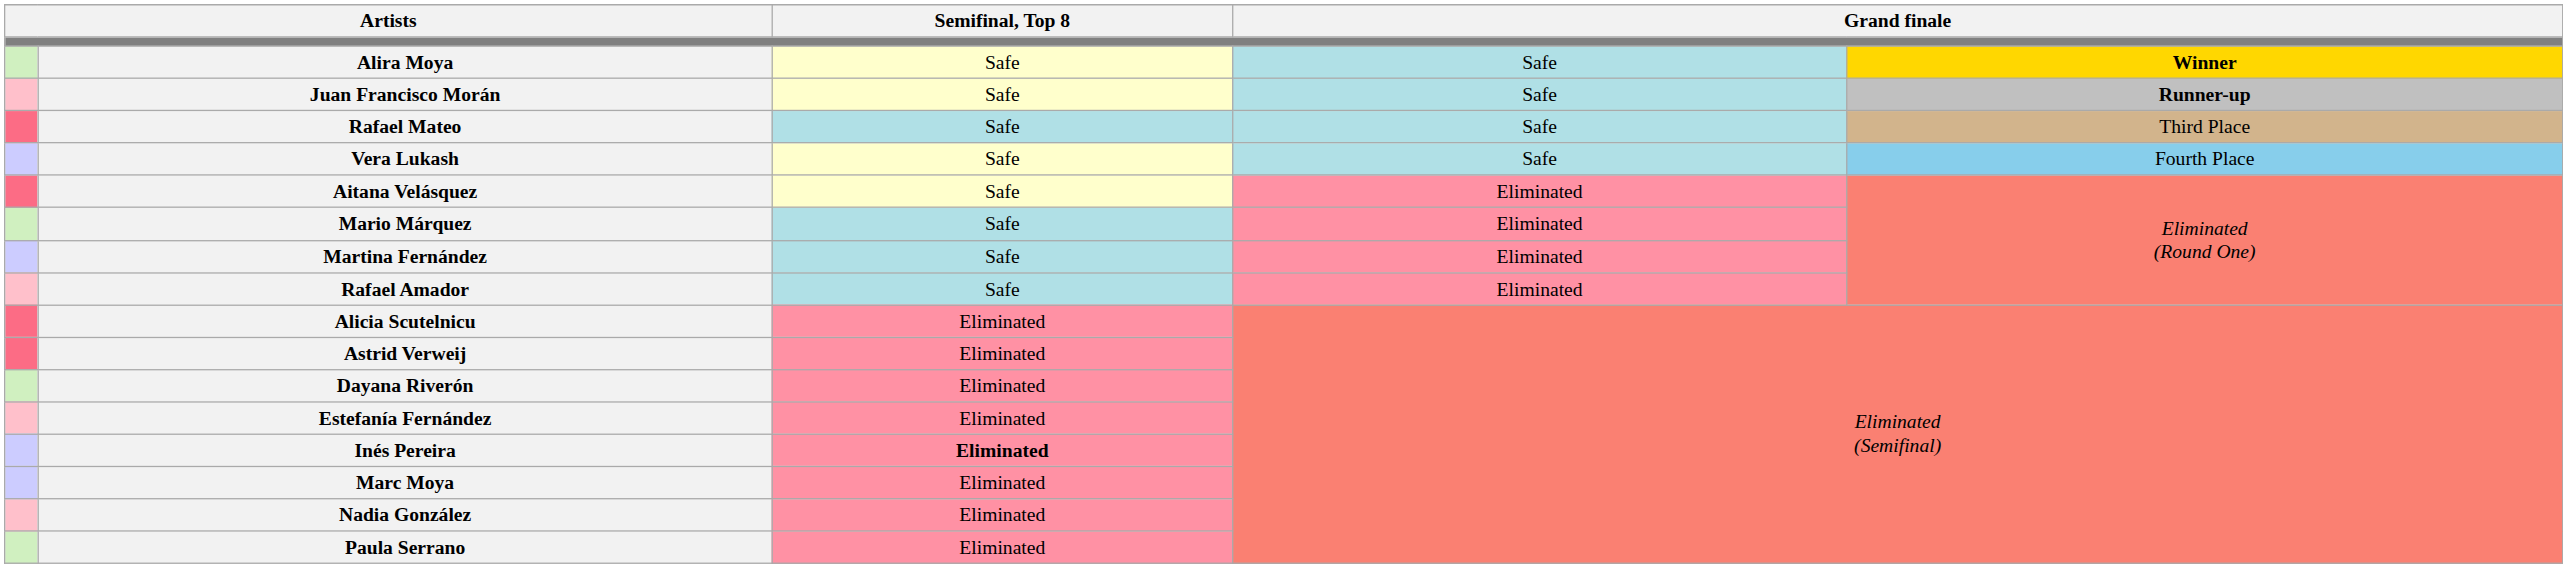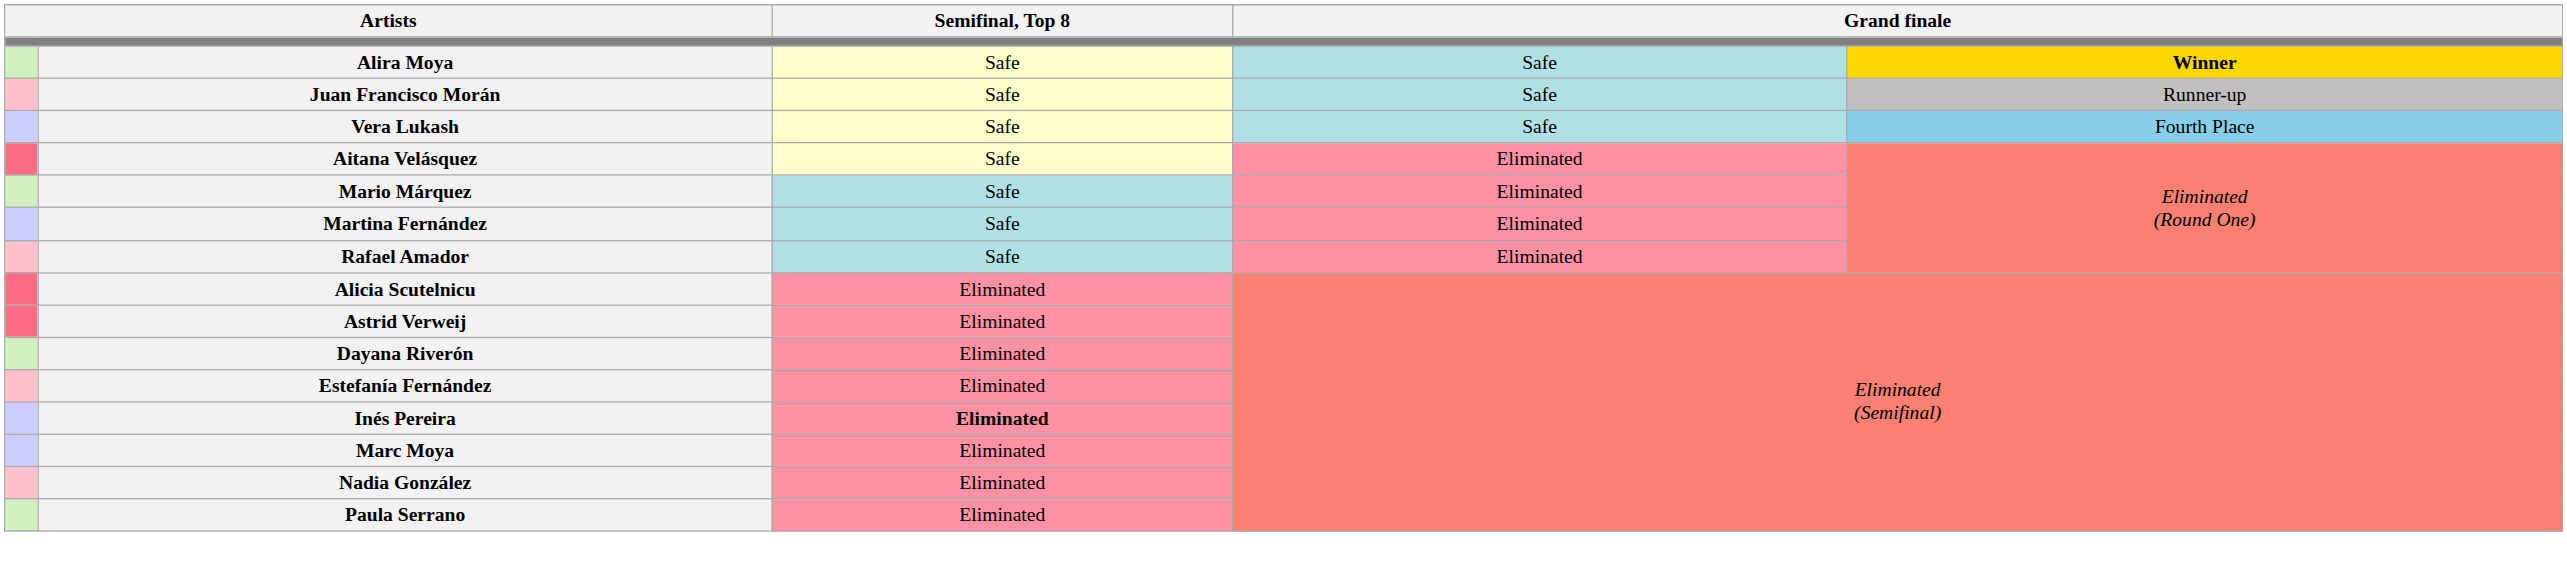(2205, 94) bold -> (2205, 94) normal
- row: (405, 126)
